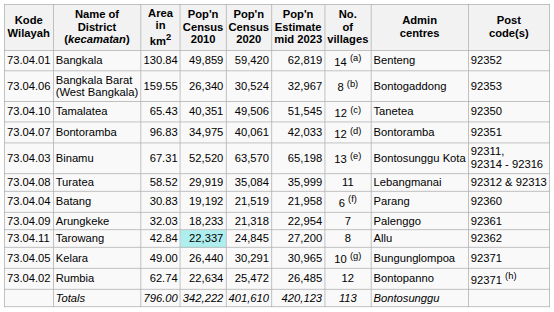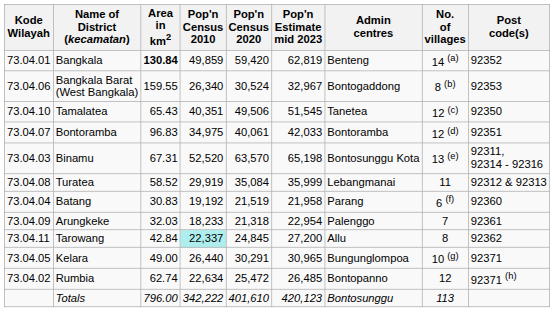columns swapped: (420, 27) <-> (348, 27)
(161, 60) normal -> (161, 60) bold
